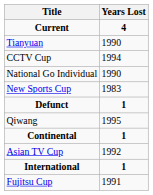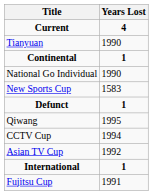rows swapped: (29, 58) <-> (52, 136)
(111, 89) 1983 -> (111, 89) 1583
